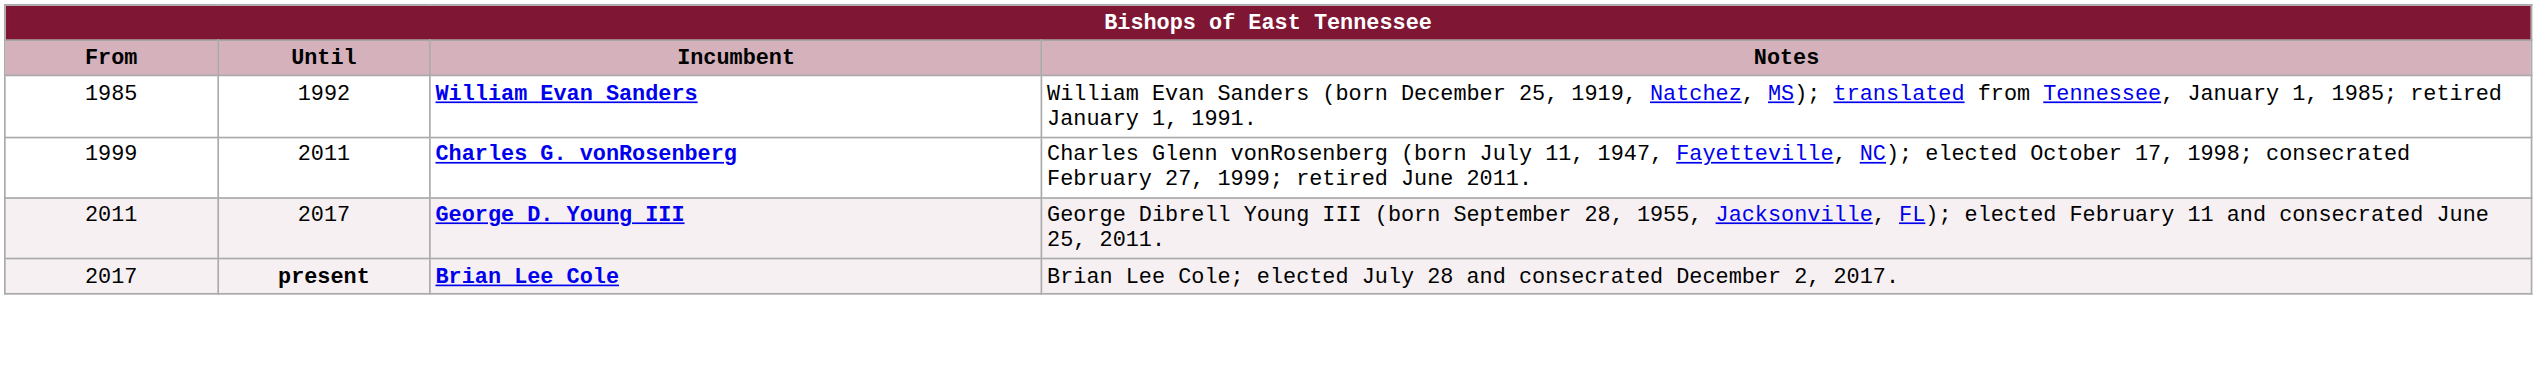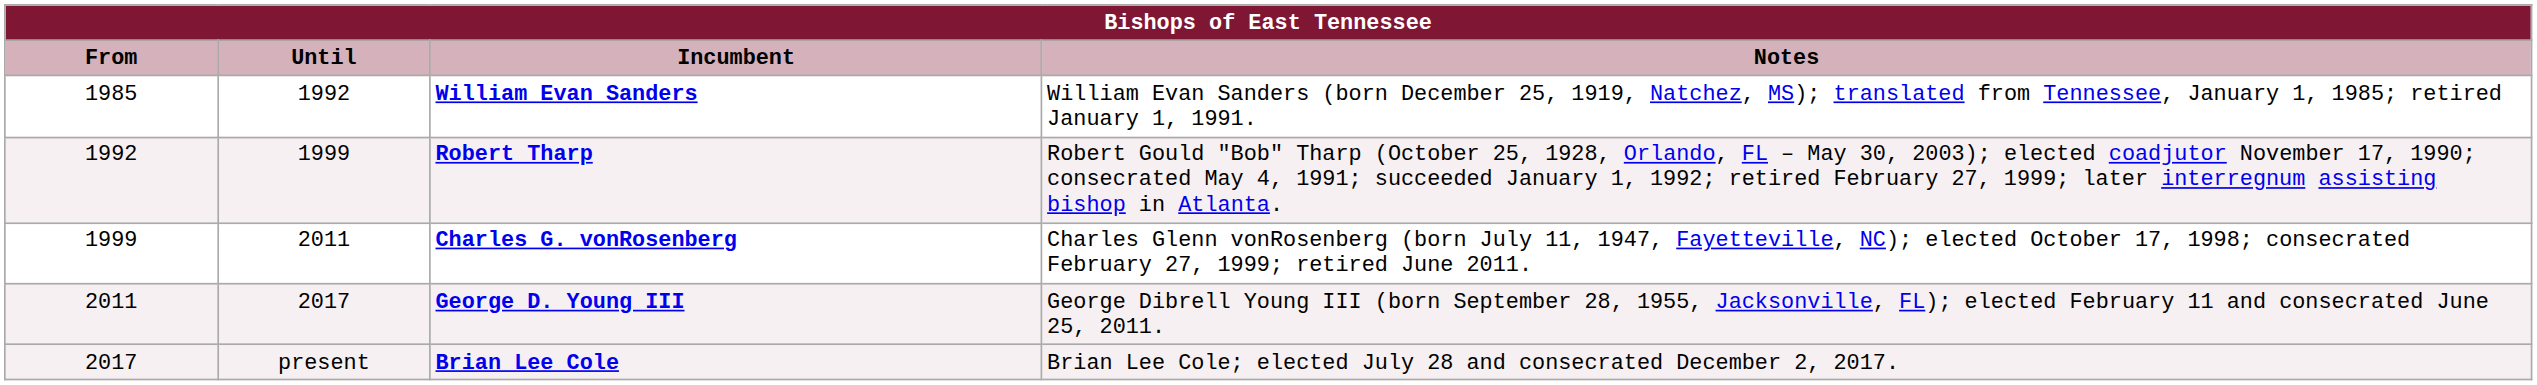+ row: (514, 155)
(324, 276) bold -> (324, 362) normal
